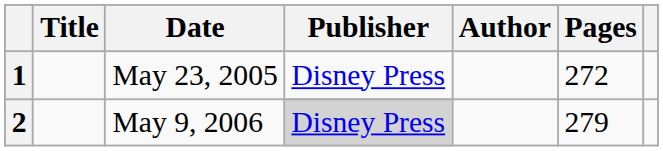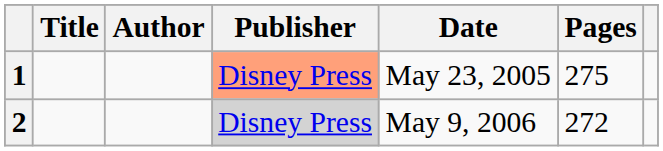columns swapped: (505, 27) <-> (195, 27)
(368, 74) no background -> (295, 74) lightsalmon background
(587, 74) 272 -> (587, 74) 275
(587, 121) 279 -> (587, 121) 272
